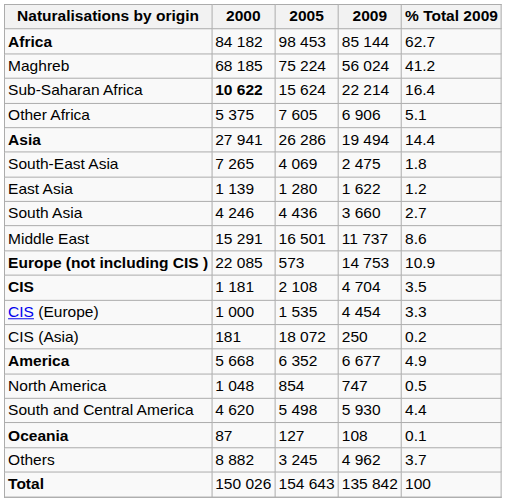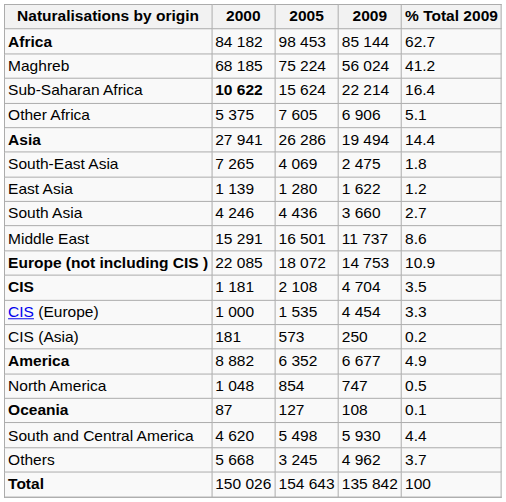(291, 262) 573 -> (302, 262) 18 072
(302, 336) 18 072 -> (291, 336) 573
(235, 361) 5 668 -> (235, 361) 8 882
rows swapped: (101, 410) <-> (38, 435)
(235, 459) 8 882 -> (235, 459) 5 668
